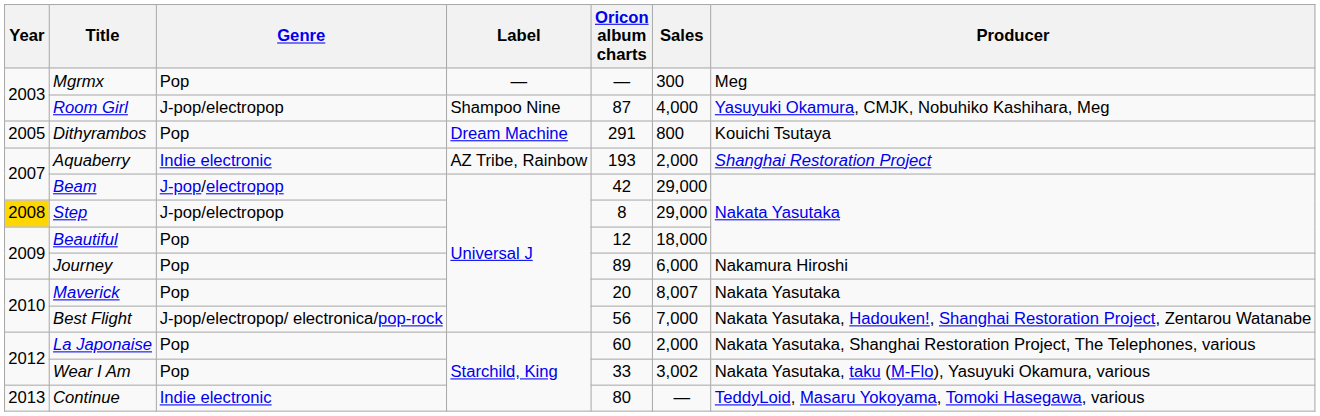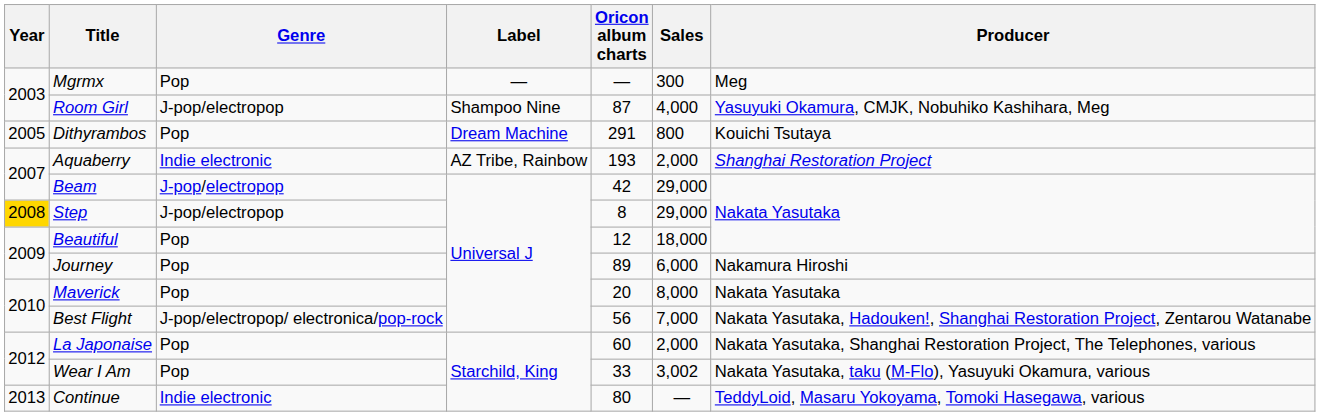(677, 292) 8,007 -> (677, 292) 8,000
